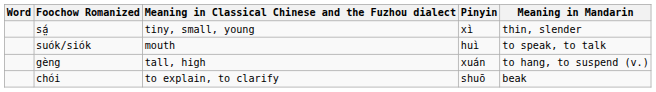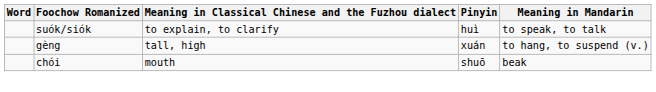- row: (42, 29)
(160, 46) mouth -> (212, 29) to explain, to clarify
(212, 79) to explain, to clarify -> (160, 62) mouth
